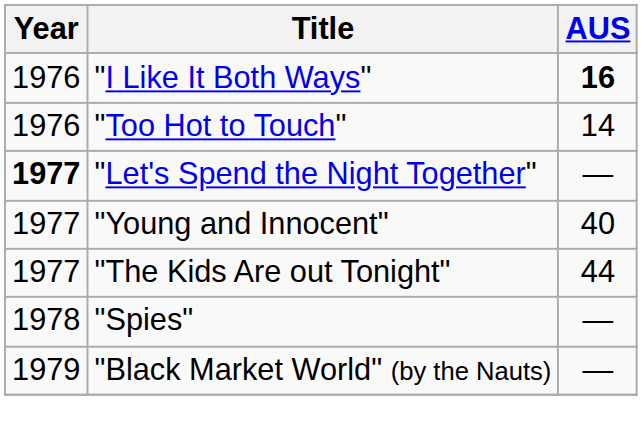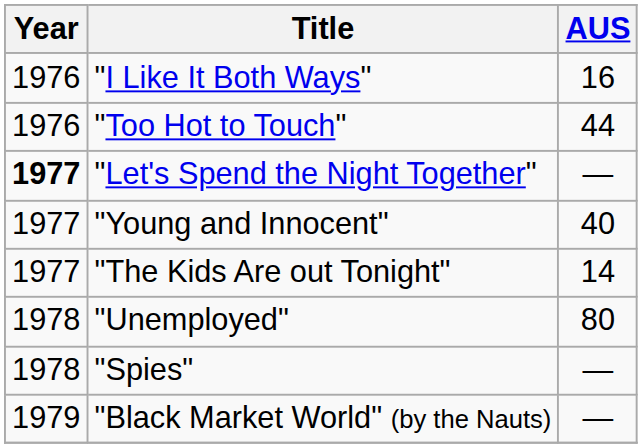(598, 77) bold -> (598, 77) normal
(598, 126) 14 -> (598, 126) 44
(598, 272) 44 -> (598, 272) 14
+ row: (192, 321)
